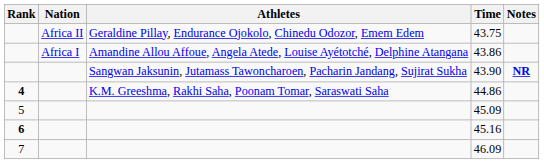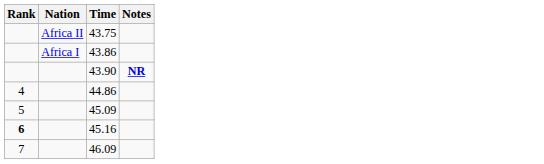- column: (279, 14)
(21, 91) bold -> (21, 91) normal
